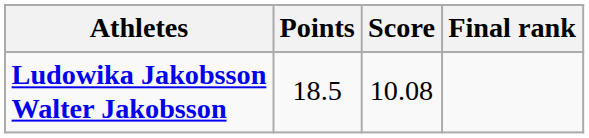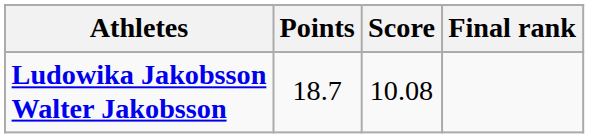(317, 91) 18.5 -> (317, 91) 18.7
